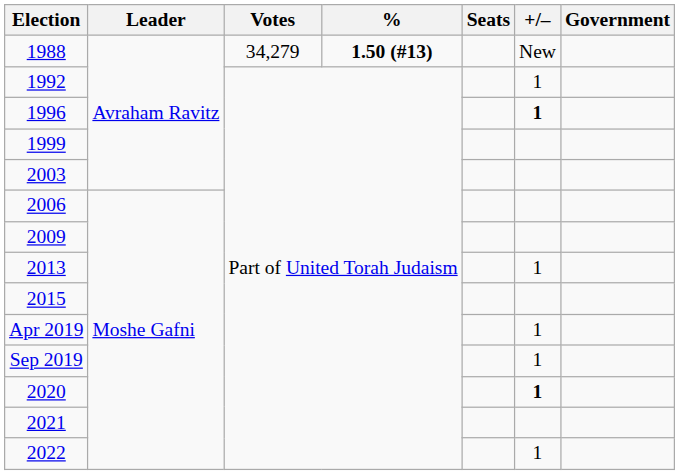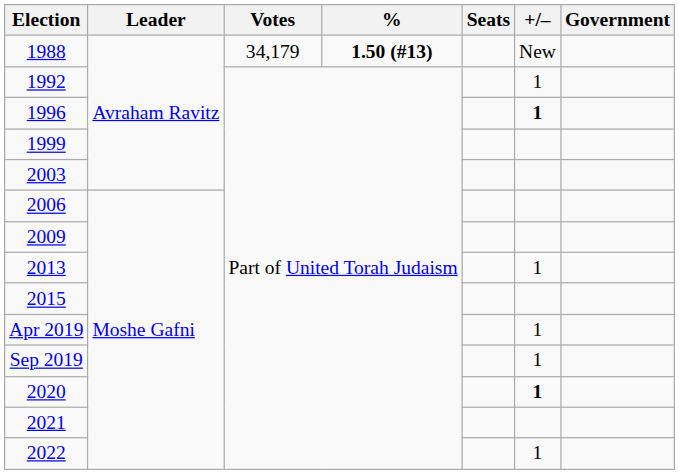(273, 50) 34,279 -> (273, 50) 34,179
